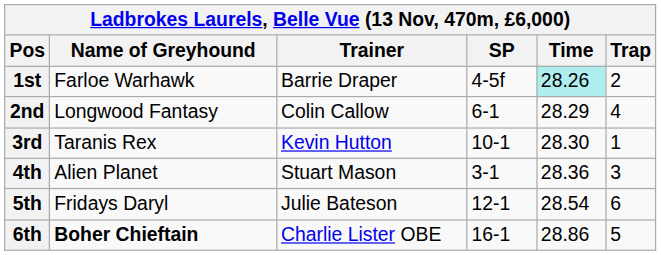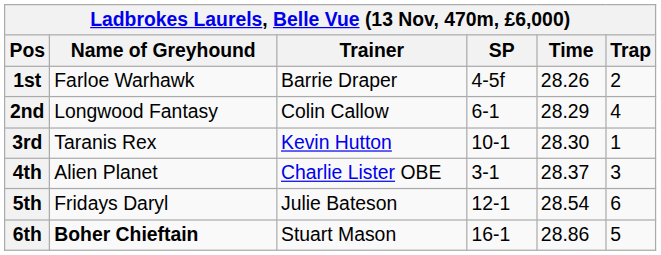(565, 81) paleturquoise background -> (565, 81) no background
(339, 173) Stuart Mason -> (361, 173) Charlie Lister OBE
(565, 173) 28.36 -> (565, 173) 28.37
(361, 234) Charlie Lister OBE -> (339, 234) Stuart Mason
